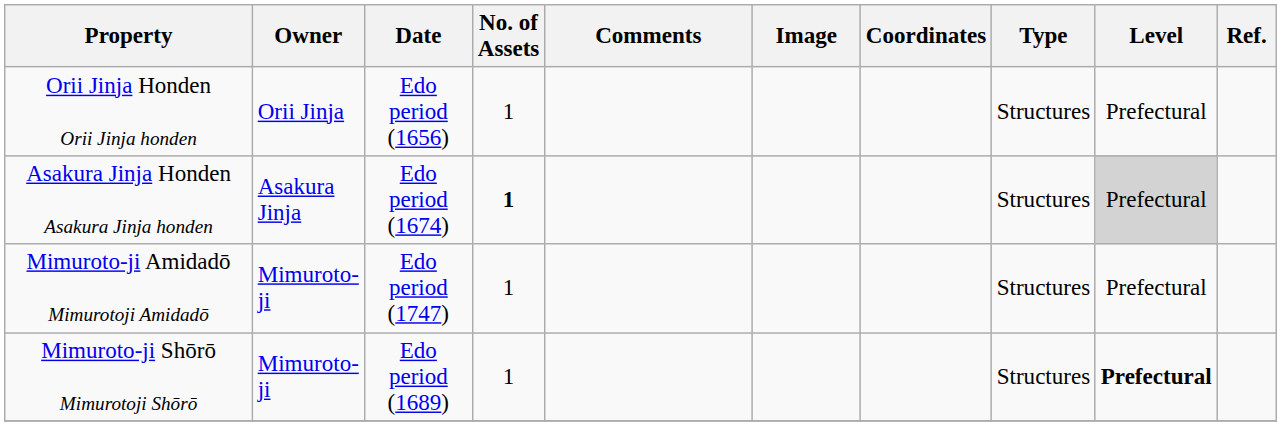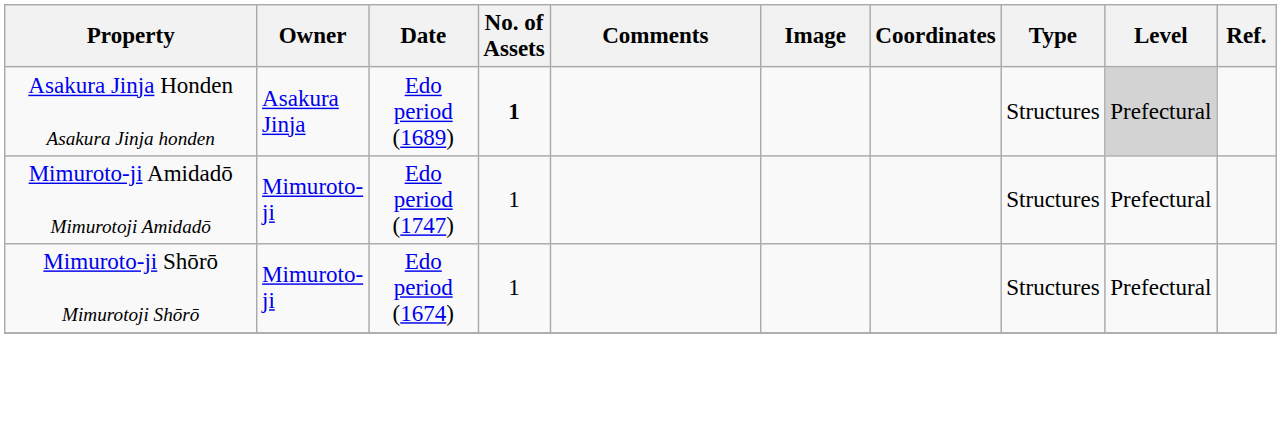- row: (129, 111)
(418, 199) Edo period (1674) -> (423, 111) Edo period (1689)
(418, 376) Edo period (1689) -> (423, 287) Edo period (1674)
(1156, 376) bold -> (1161, 287) normal
